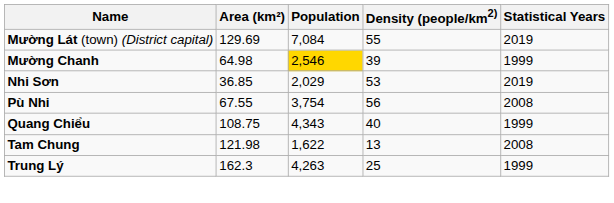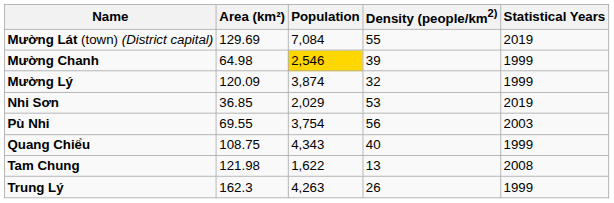+ row: (40, 81)
(236, 102) 67.55 -> (236, 123) 69.55
(518, 102) 2008 -> (518, 123) 2003
(373, 166) 25 -> (373, 187) 26
